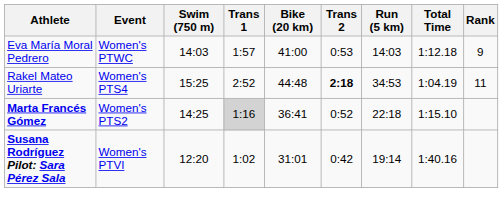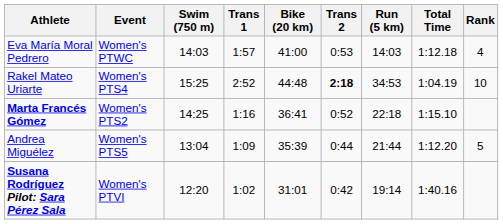(480, 52) 9 -> (480, 52) 4
(480, 83) 11 -> (480, 83) 10
(244, 115) lightgrey background -> (244, 115) no background
+ row: (30, 146)
